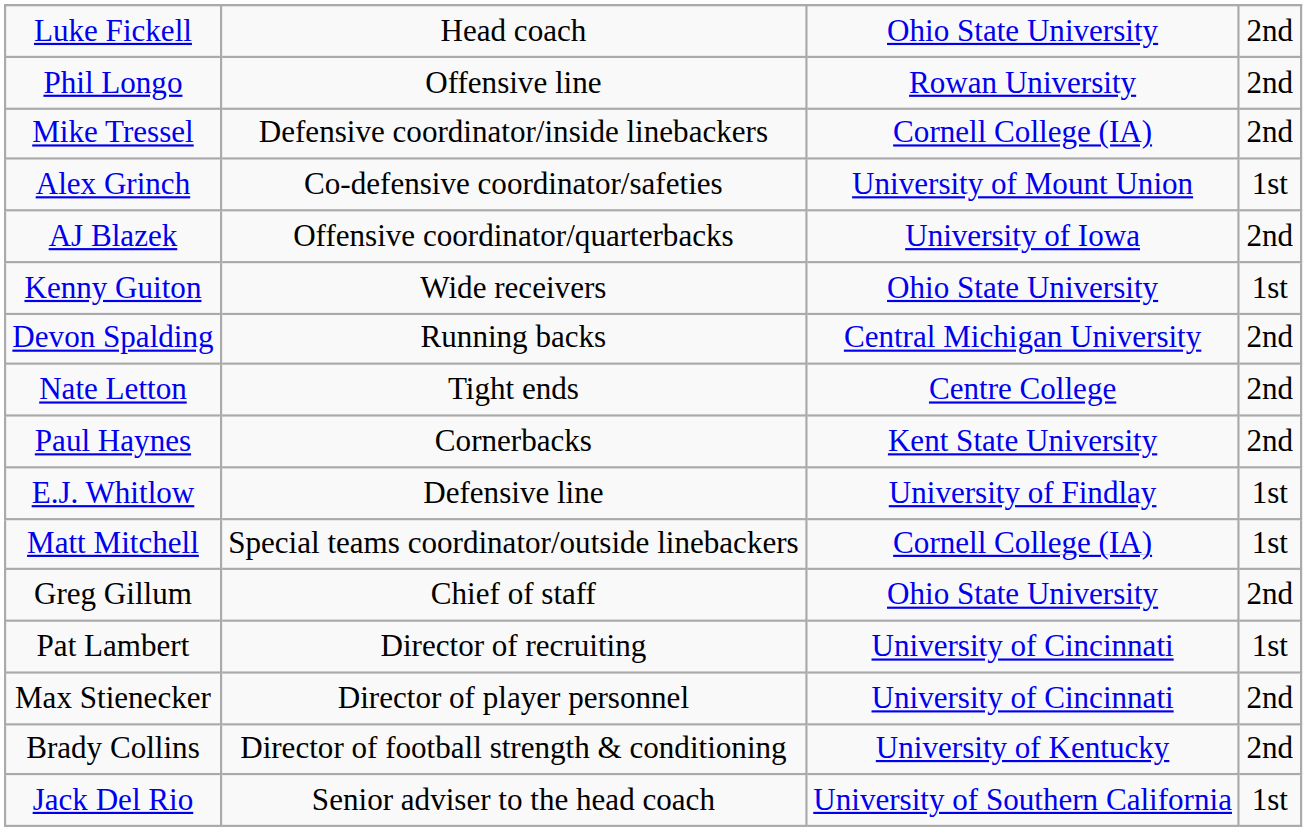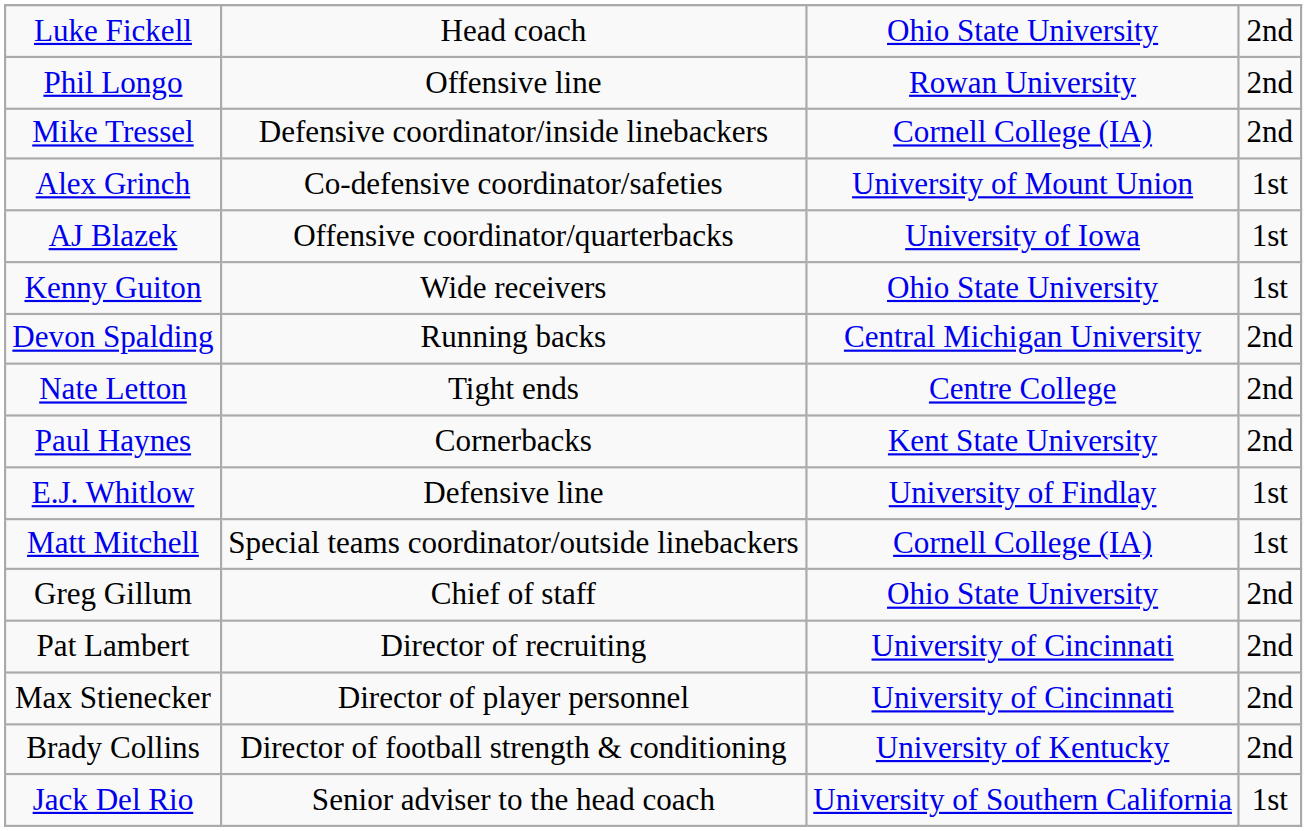(1270, 235) 2nd -> (1270, 235) 1st
(1270, 646) 1st -> (1270, 646) 2nd
